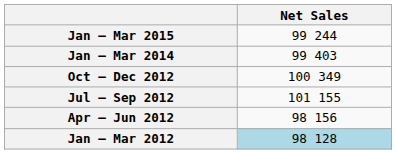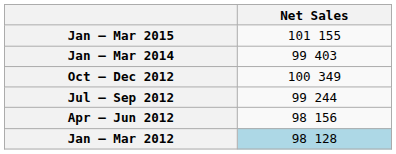(314, 35) 99 244 -> (314, 35) 101 155
(314, 97) 101 155 -> (314, 97) 99 244
